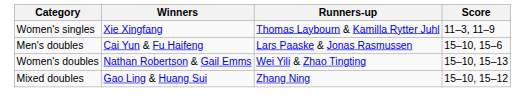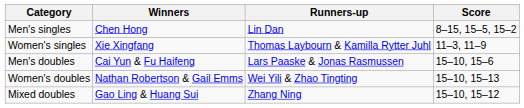+ row: (39, 29)
